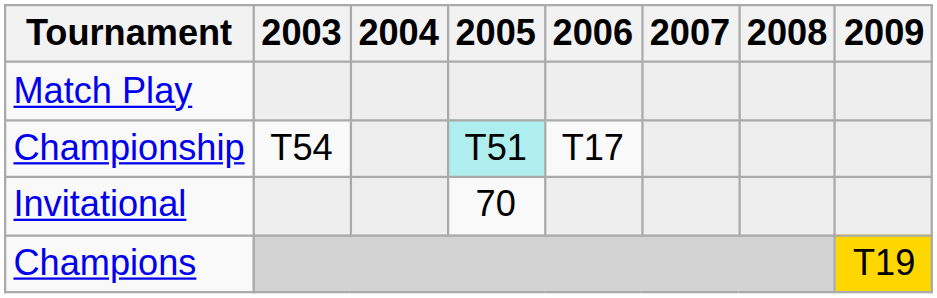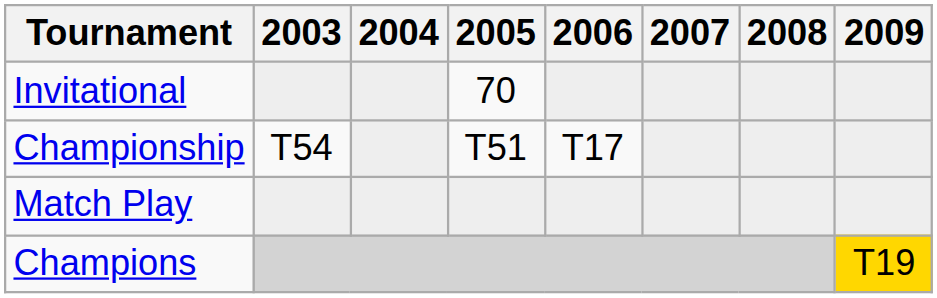rows swapped: (103, 90) <-> (100, 205)
(496, 147) paleturquoise background -> (496, 147) no background
